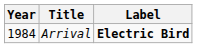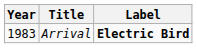(22, 33) 1984 -> (22, 33) 1983
